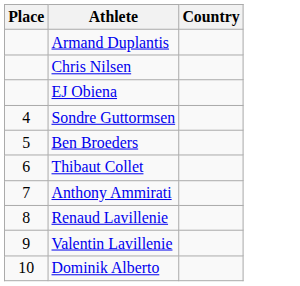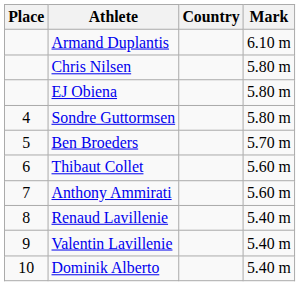+ column: (269, 17)
